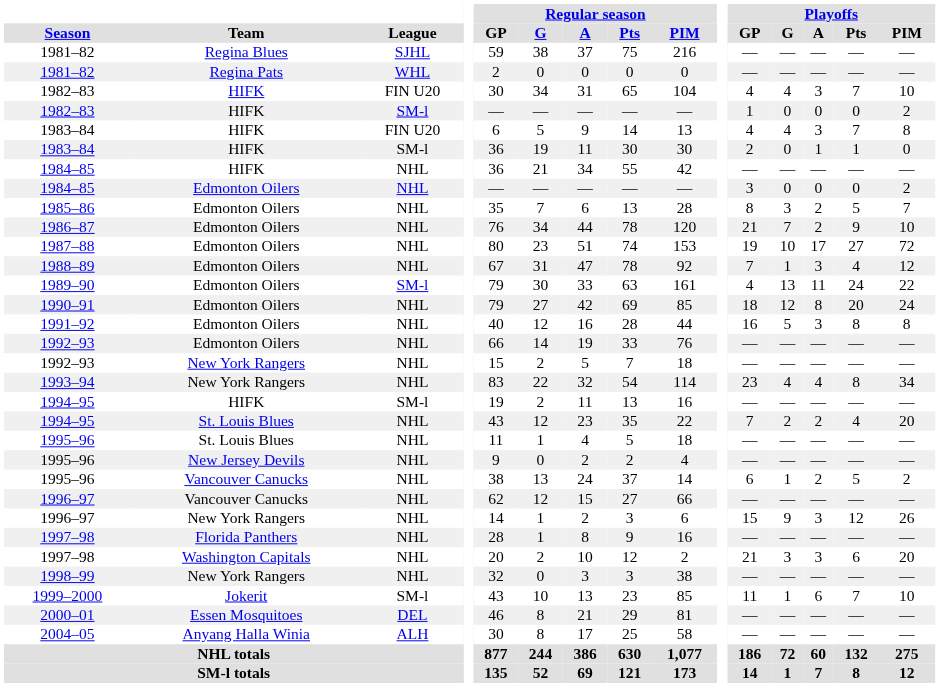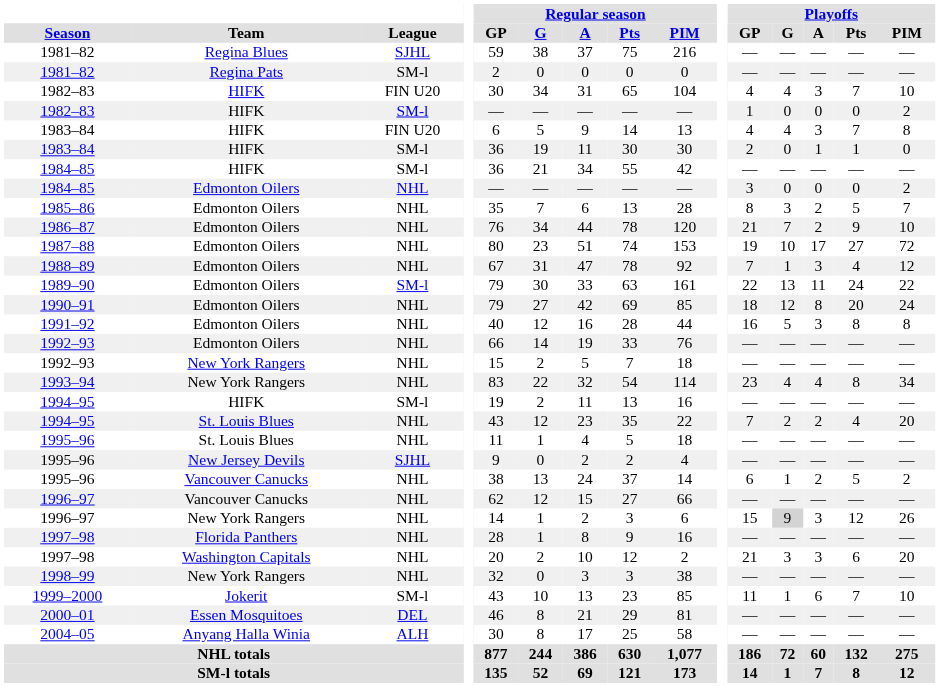(412, 71) WHL -> (412, 71) SM-l
(412, 168) NHL -> (412, 168) SM-l
(750, 285) 4 -> (750, 285) 22
(412, 459) NHL -> (412, 459) SJHL
(787, 518) no background -> (787, 518) lightgrey background
